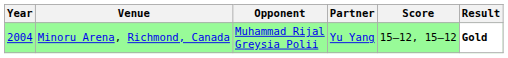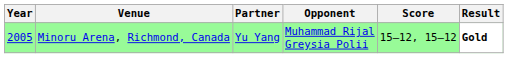columns swapped: (352, 13) <-> (280, 13)
(20, 37) 2004 -> (20, 37) 2005
